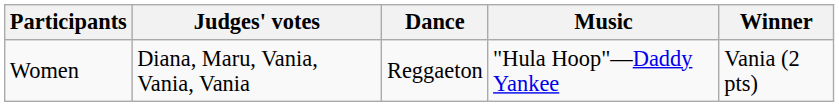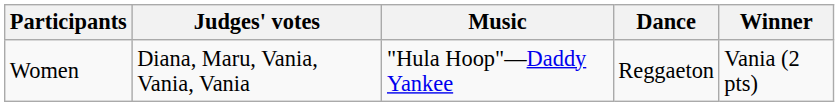columns swapped: (435, 22) <-> (604, 22)
